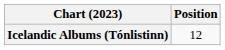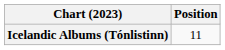(196, 34) 12 -> (196, 34) 11
